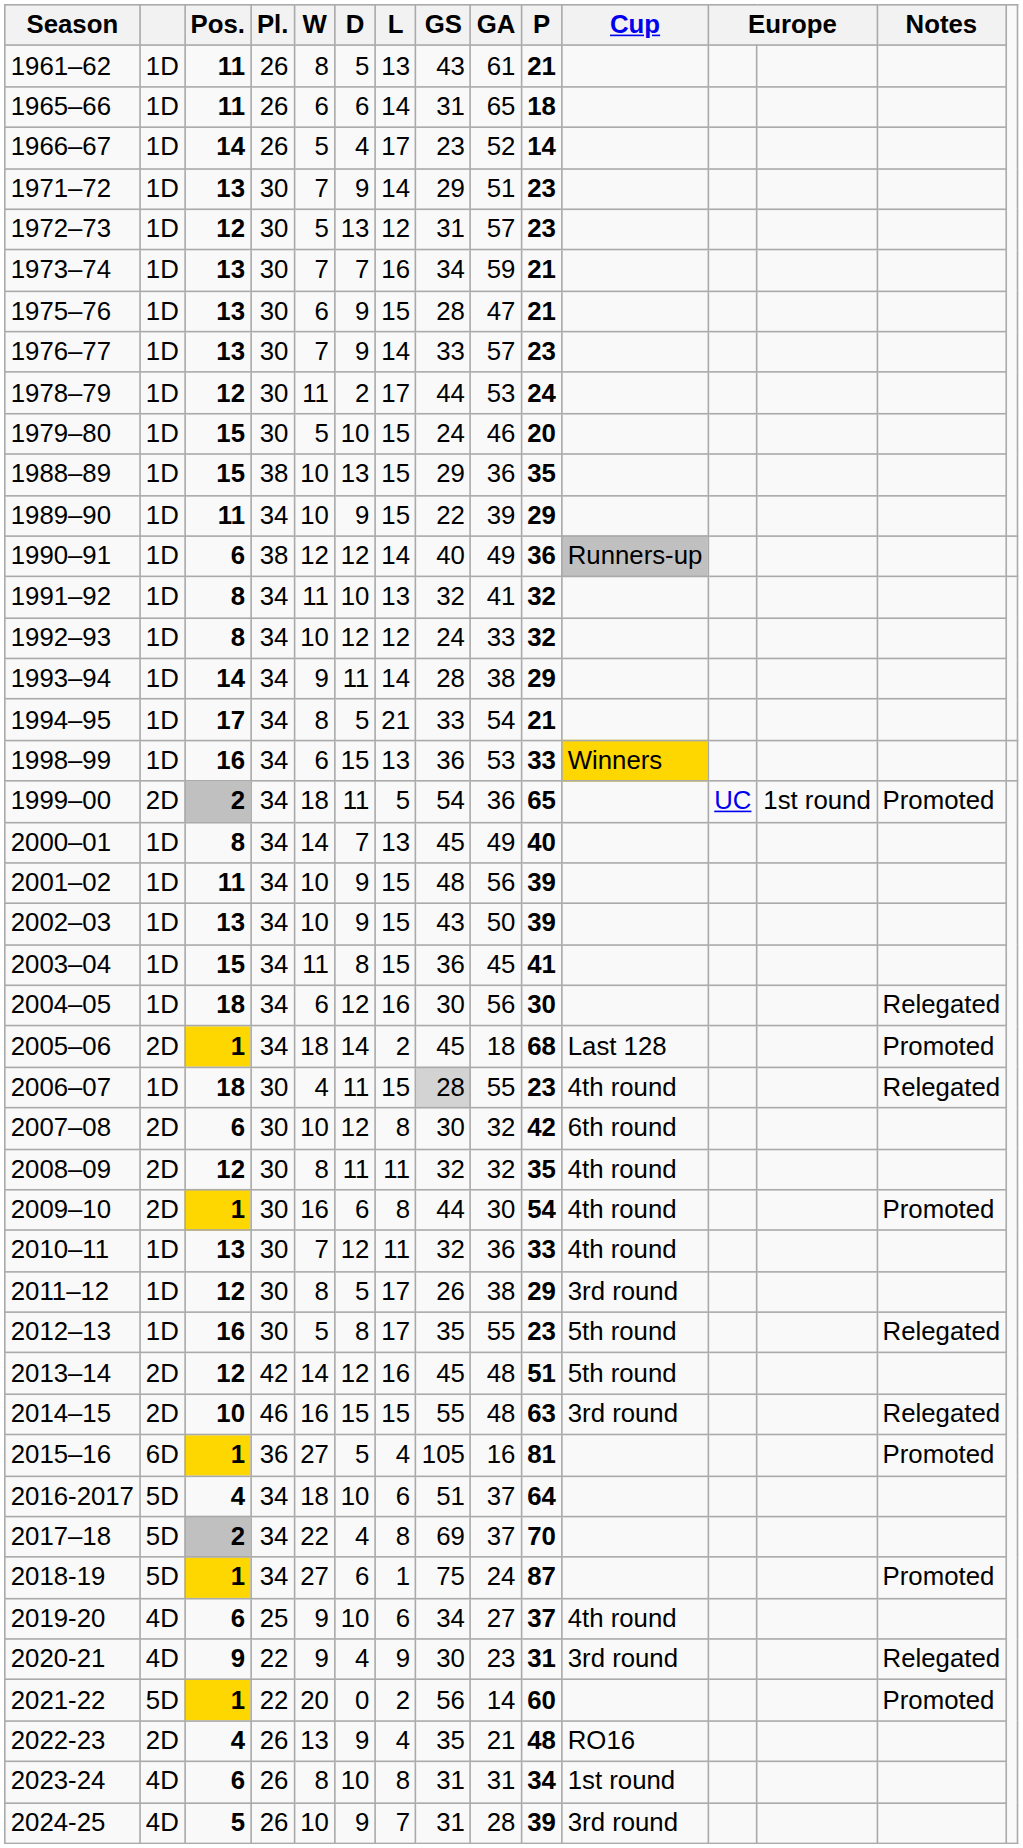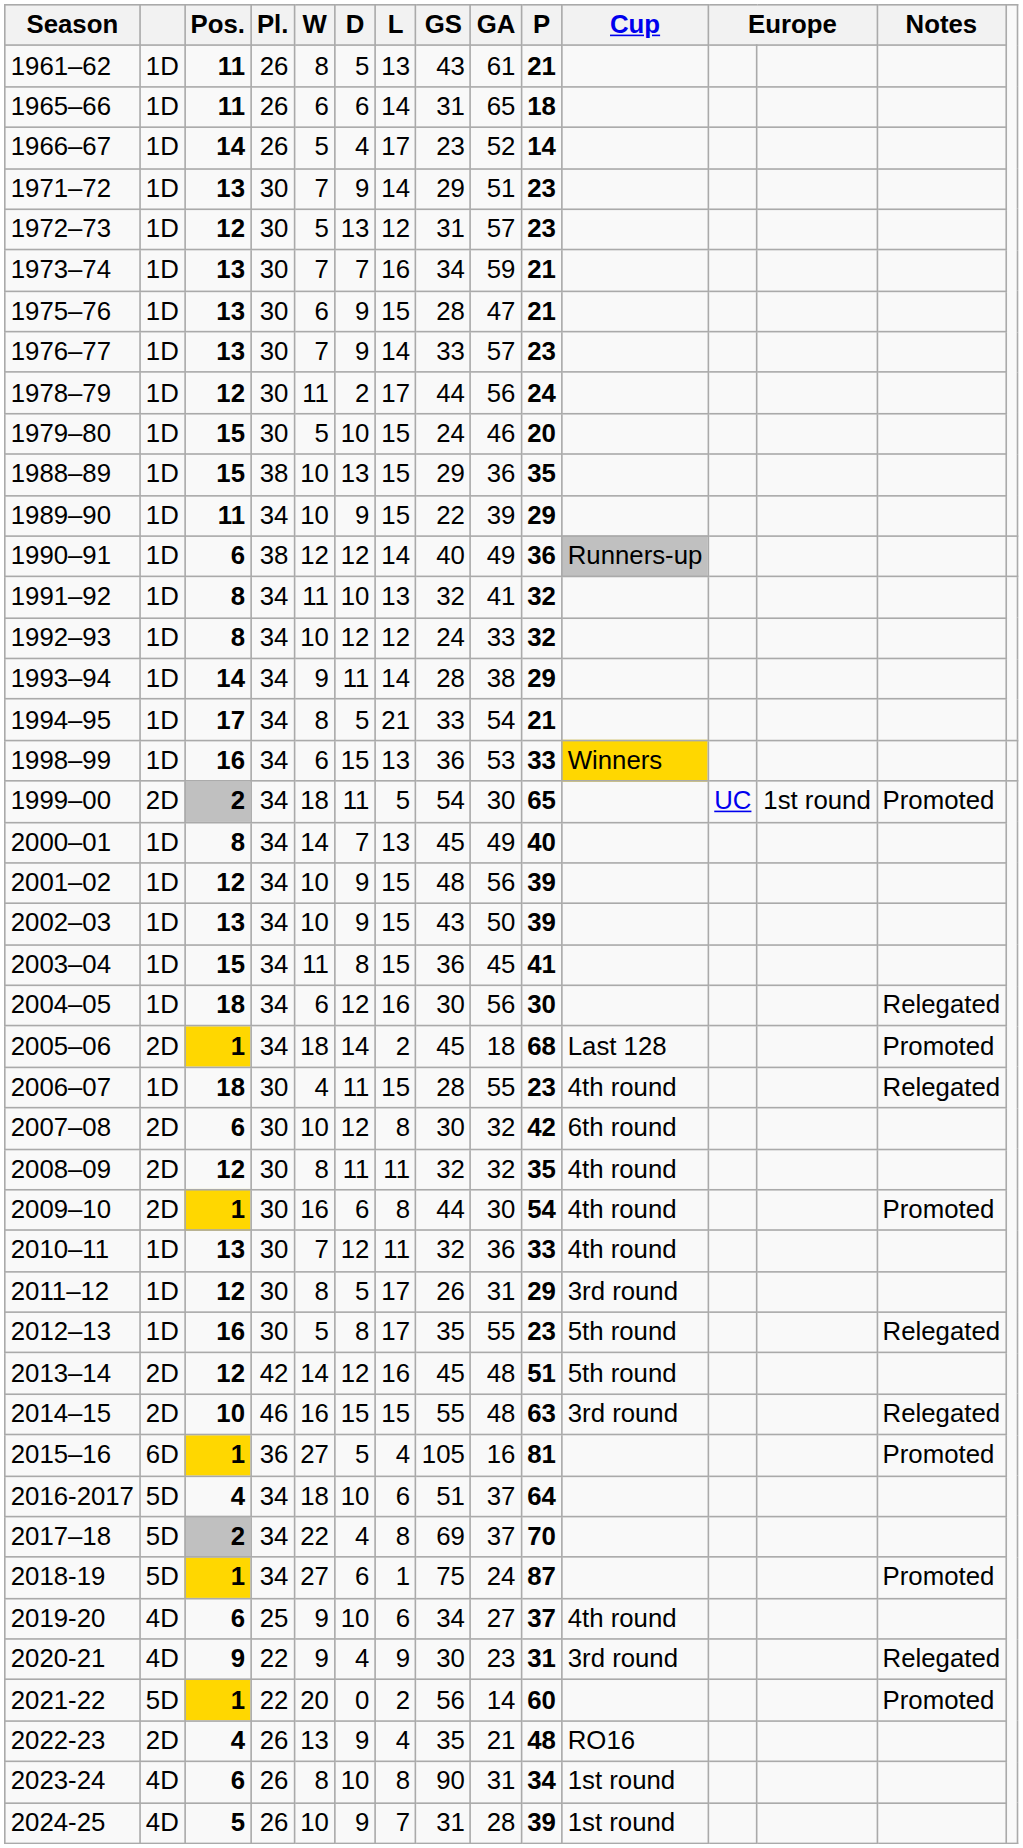(501, 392) 53 -> (501, 392) 56
(501, 801) 36 -> (501, 801) 30
(231, 882) 11 -> (231, 882) 12
(451, 1087) lightgrey background -> (451, 1087) no background
(501, 1291) 38 -> (501, 1291) 31
(451, 1781) 31 -> (451, 1781) 90
(623, 1822) 3rd round -> (621, 1822) 1st round
